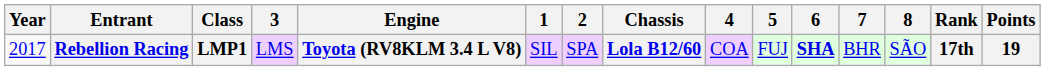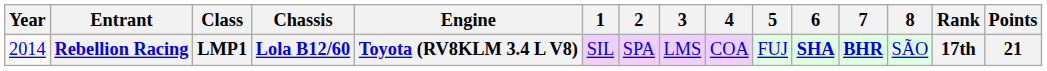columns swapped: (654, 19) <-> (275, 19)
(27, 49) 2017 -> (27, 49) 2014
(862, 49) normal -> (863, 49) bold
(1011, 49) 19 -> (1013, 49) 21
